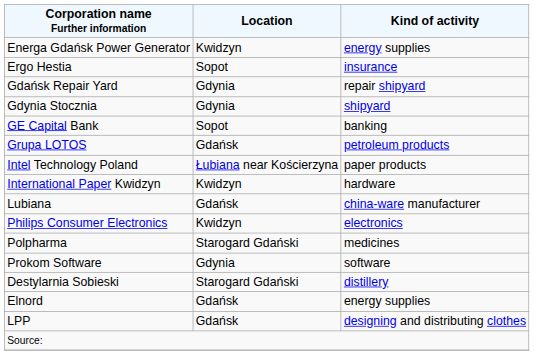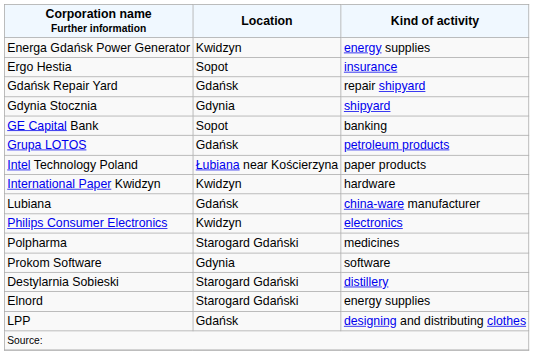(215, 86) Gdynia -> (217, 86) Gdańsk
(217, 301) Gdańsk -> (247, 301) Starogard Gdański
